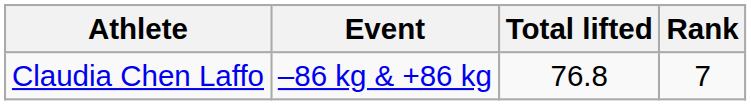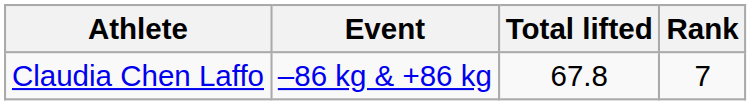(579, 75) 76.8 -> (579, 75) 67.8
